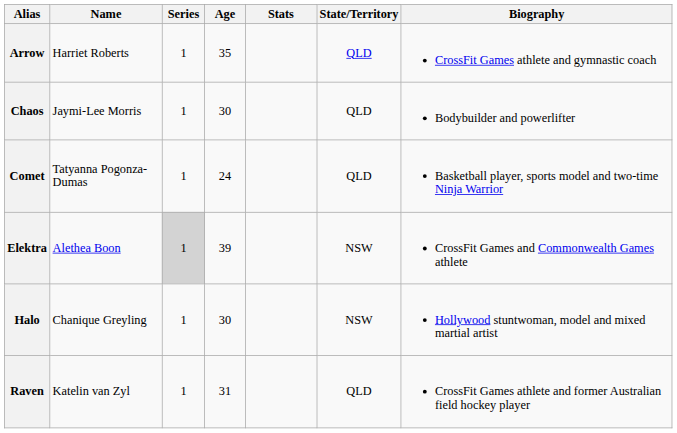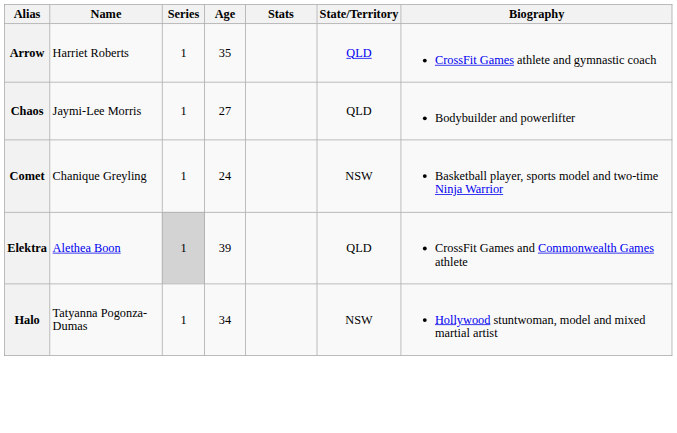(225, 111) 30 -> (225, 111) 27
(100, 176) Tatyanna Pogonza-Dumas -> (100, 176) Chanique Greyling
(359, 176) QLD -> (359, 176) NSW
(359, 247) NSW -> (359, 247) QLD
(100, 319) Chanique Greyling -> (100, 319) Tatyanna Pogonza-Dumas
(225, 319) 30 -> (225, 319) 34
- row: (27, 391)
